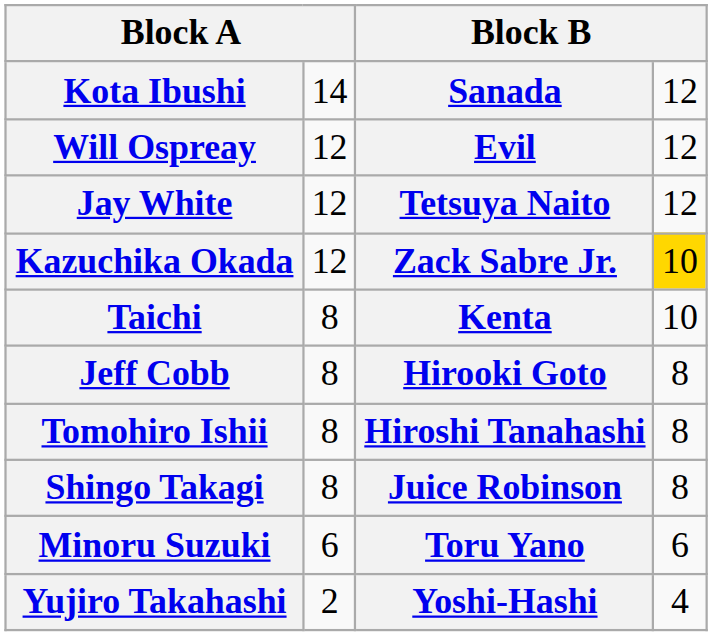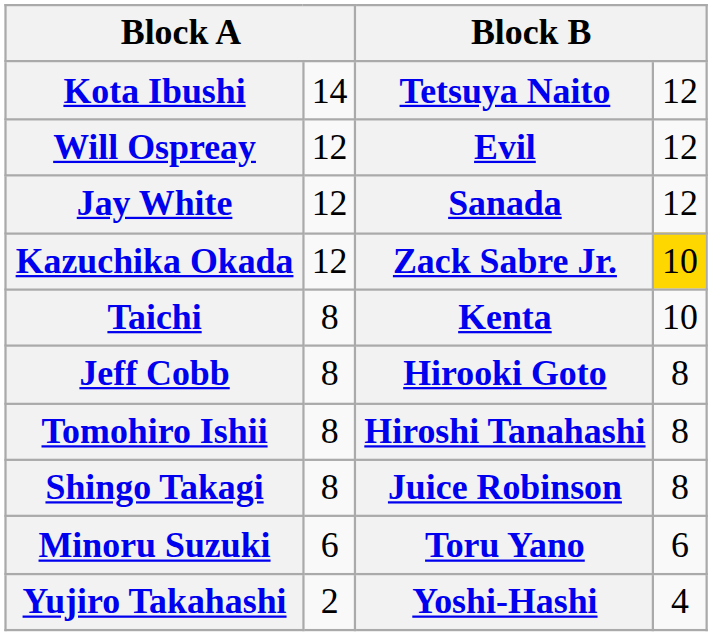(505, 89) Sanada -> (505, 89) Tetsuya Naito
(505, 203) Tetsuya Naito -> (505, 203) Sanada
